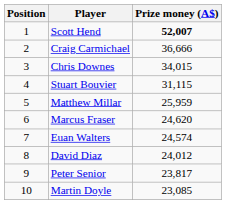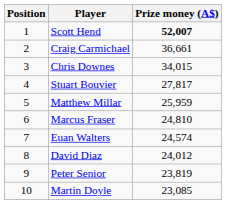(177, 48) 36,666 -> (177, 48) 36,661
(177, 84) 31,115 -> (177, 84) 27,817
(177, 119) 24,620 -> (177, 119) 24,810
(177, 173) 23,817 -> (177, 173) 23,819
